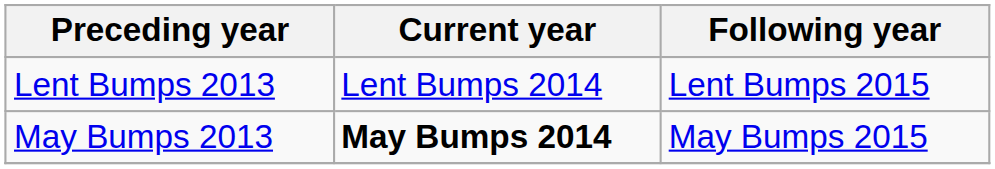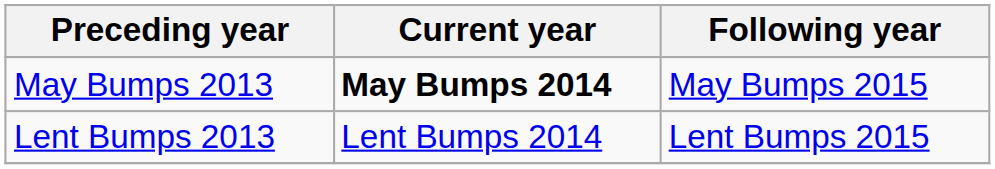rows swapped: (144, 136) <-> (144, 83)
